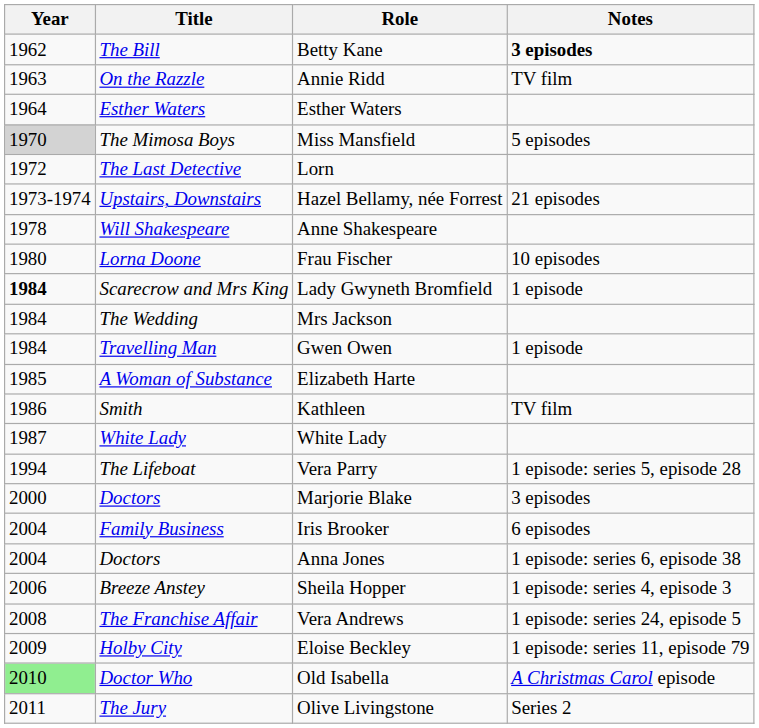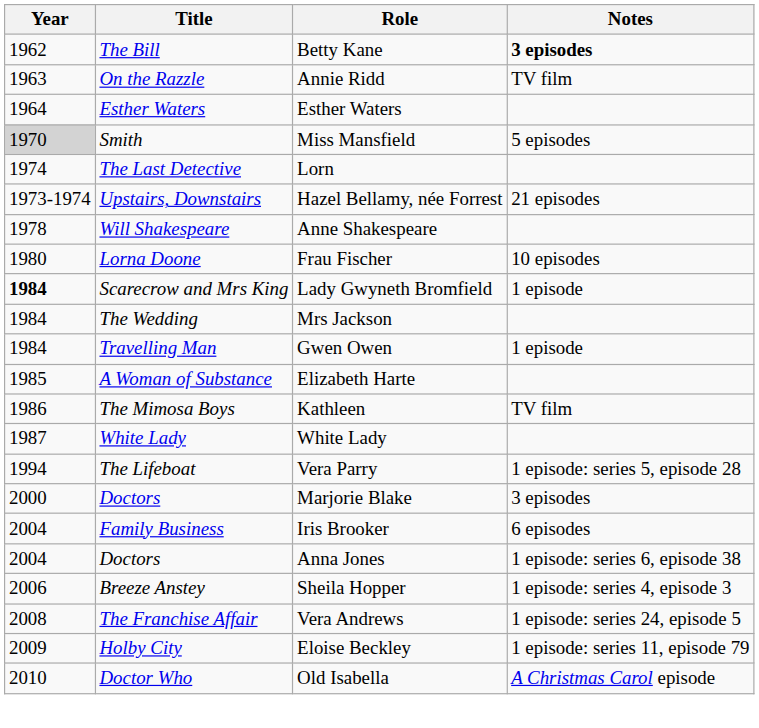(167, 139) The Mimosa Boys -> (121, 139) Smith
(28, 169) 1972 -> (28, 169) 1974
(121, 408) Smith -> (167, 408) The Mimosa Boys
(28, 678) lightgreen background -> (28, 678) no background
- row: (366, 708)
